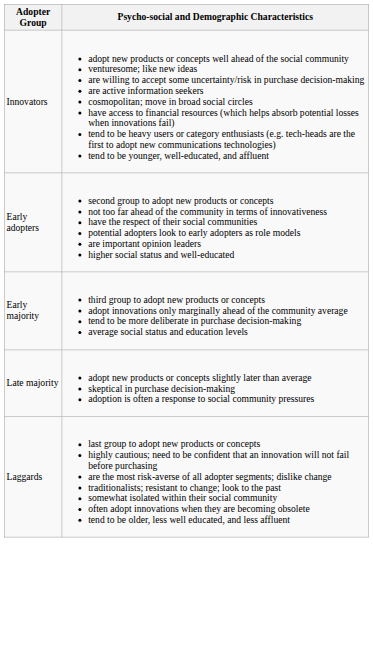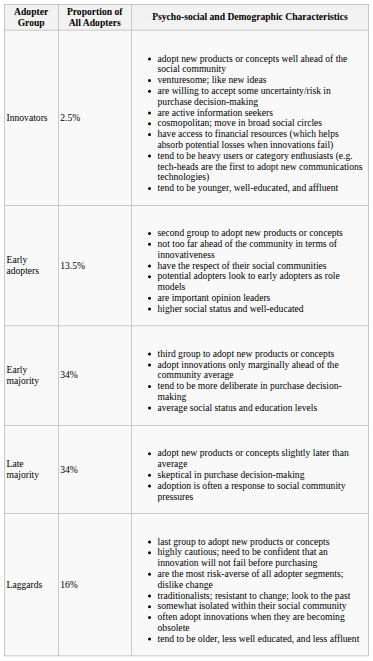+ column: (95, 17)
